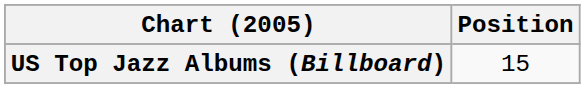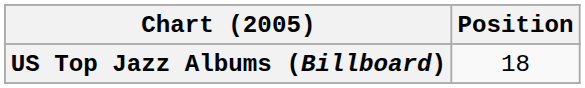(516, 64) 15 -> (516, 64) 18
